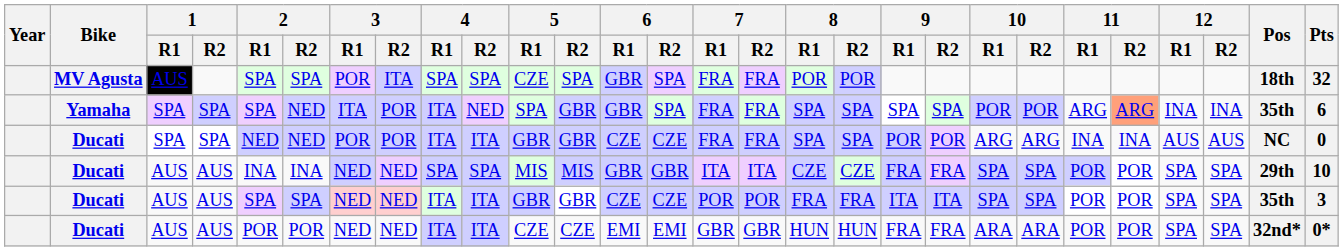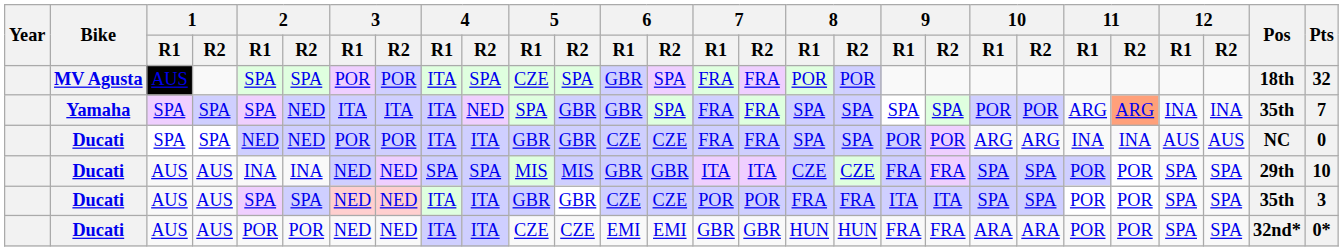(399, 80) ITA -> (399, 80) POR
(442, 80) SPA -> (442, 80) ITA
(399, 110) POR -> (399, 110) ITA
(1322, 110) 6 -> (1322, 110) 7
